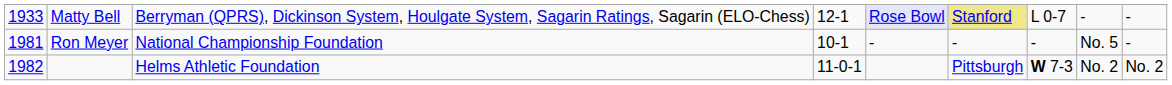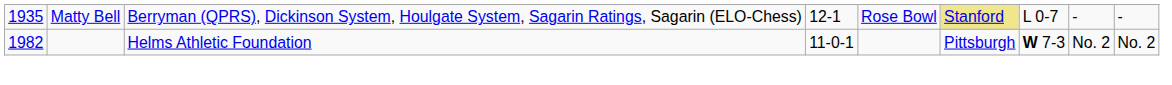(26, 17) 1933 -> (26, 17) 1935
(907, 17) lavender background -> (899, 17) no background
- row: (89, 42)
